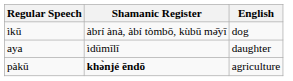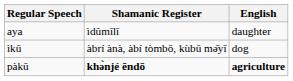rows swapped: (14, 31) <-> (15, 48)
(256, 66) normal -> (258, 66) bold
